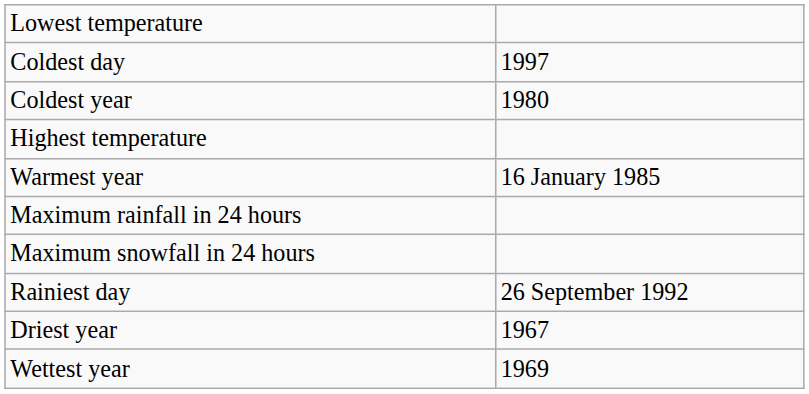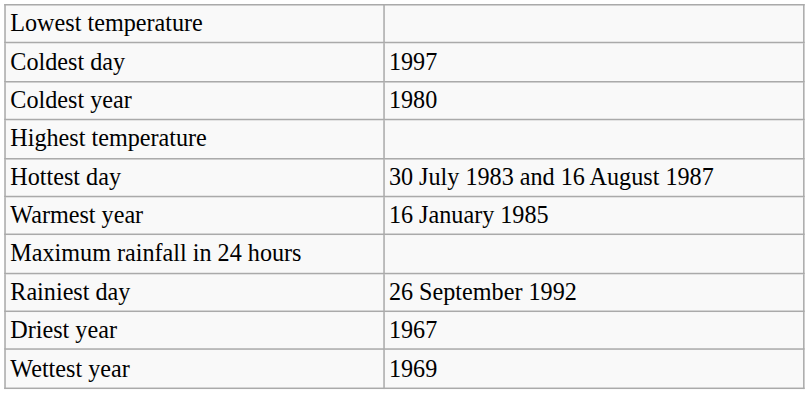+ row: (66, 176)
- row: (163, 253)
